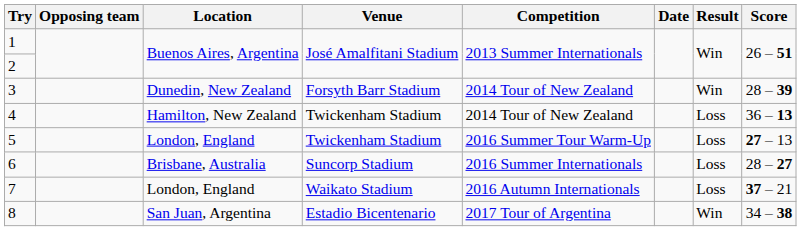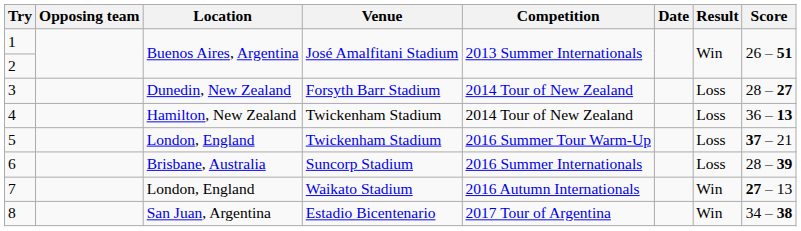(709, 90) Win -> (711, 90) Loss
(769, 90) 28 – 39 -> (769, 90) 28 – 27
(769, 139) 27 – 13 -> (769, 139) 37 – 21
(769, 164) 28 – 27 -> (769, 164) 28 – 39
(711, 189) Loss -> (709, 189) Win
(769, 189) 37 – 21 -> (769, 189) 27 – 13
